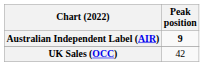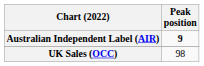(180, 54) 42 -> (180, 54) 98
